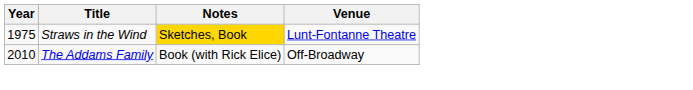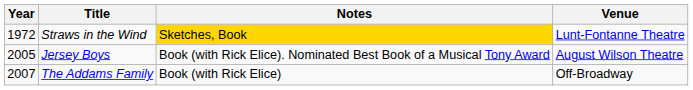(21, 34) 1975 -> (21, 34) 1972
+ row: (76, 54)
(21, 54) 2010 -> (21, 74) 2007
